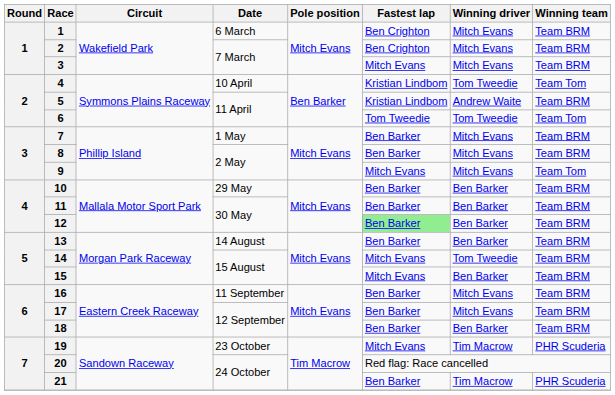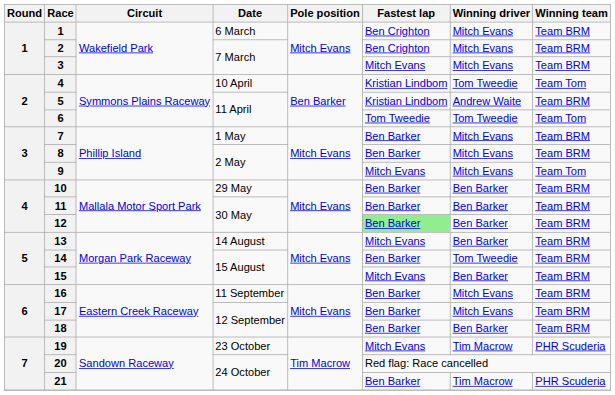(393, 241) Ben Barker -> (395, 241) Mitch Evans
(395, 259) Mitch Evans -> (393, 259) Ben Barker
